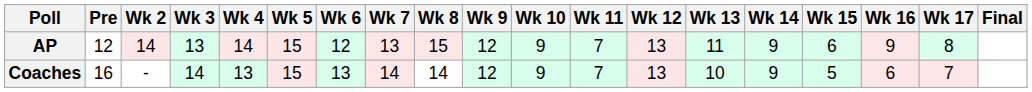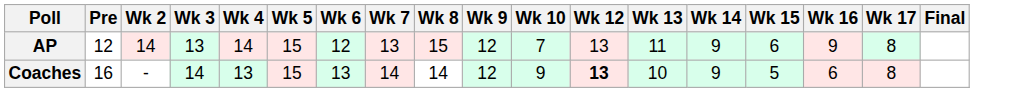- column: (599, 18)
(541, 45) 9 -> (541, 45) 7
(657, 73) normal -> (599, 73) bold
(949, 73) 7 -> (891, 73) 8
